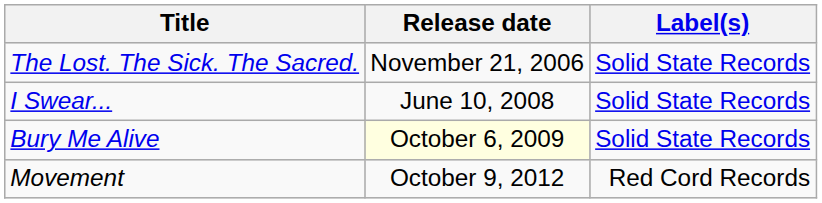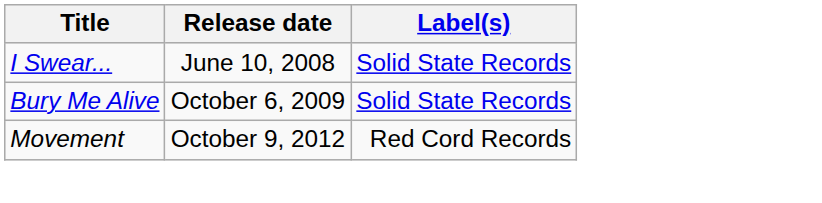- row: (185, 62)
(477, 139) lightyellow background -> (258, 100) no background
